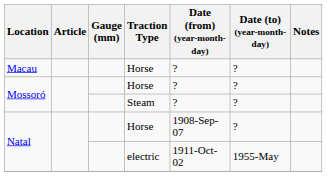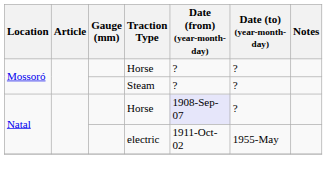- row: (22, 68)
(195, 126) no background -> (195, 109) lavender background
